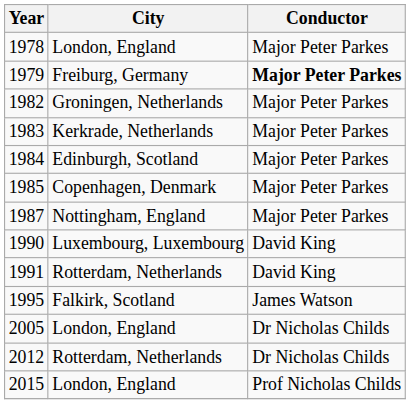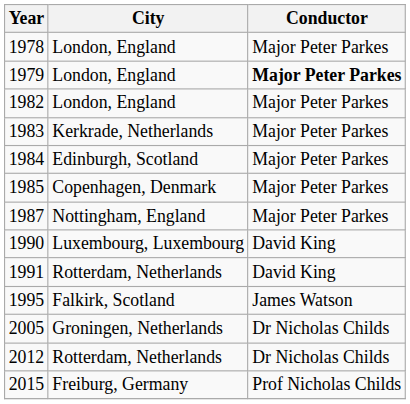(120, 74) Freiburg, Germany -> (114, 74) London, England
(138, 103) Groningen, Netherlands -> (114, 103) London, England
(114, 328) London, England -> (138, 328) Groningen, Netherlands
(114, 384) London, England -> (120, 384) Freiburg, Germany
